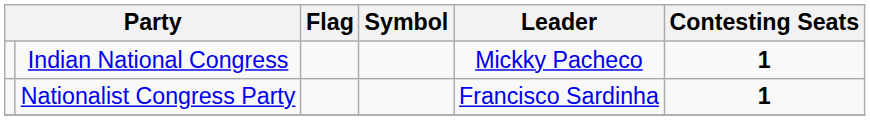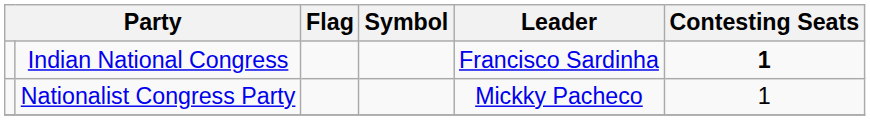(559, 59) Mickky Pacheco -> (559, 59) Francisco Sardinha
(559, 96) Francisco Sardinha -> (559, 96) Mickky Pacheco
(764, 96) bold -> (764, 96) normal
